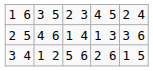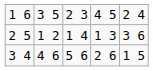(48, 35) 4 6 -> (48, 35) 1 2
(48, 55) 1 2 -> (48, 55) 4 6
